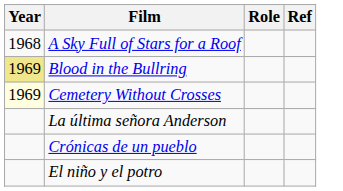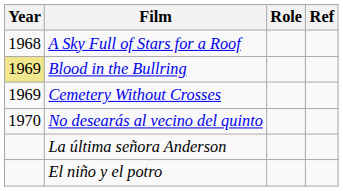(25, 95) lightyellow background -> (25, 95) no background
+ row: (156, 120)
- row: (123, 146)
